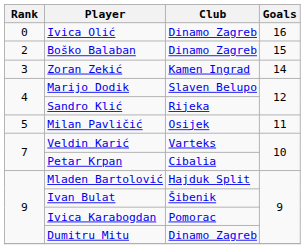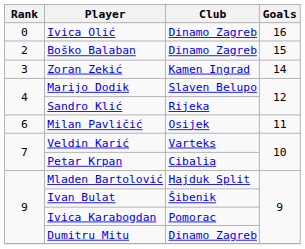(25, 124) 5 -> (25, 124) 6
